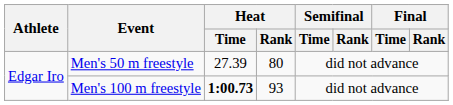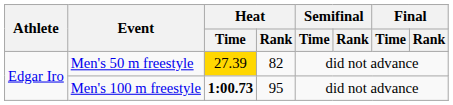(230, 64) no background -> (230, 64) gold background
(276, 64) 80 -> (276, 64) 82
(276, 88) 93 -> (276, 88) 95
